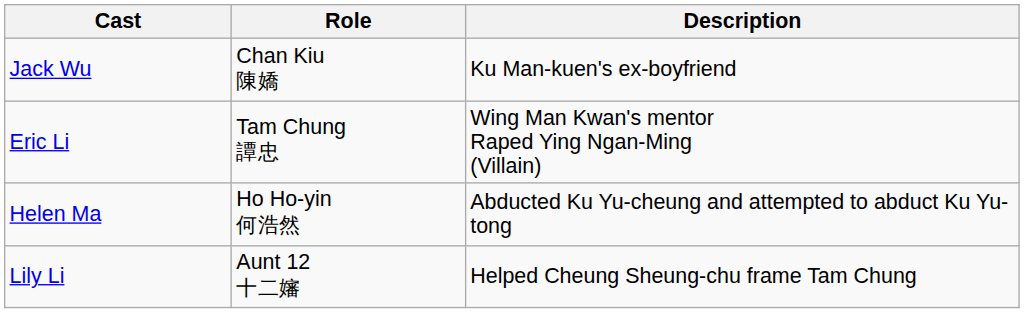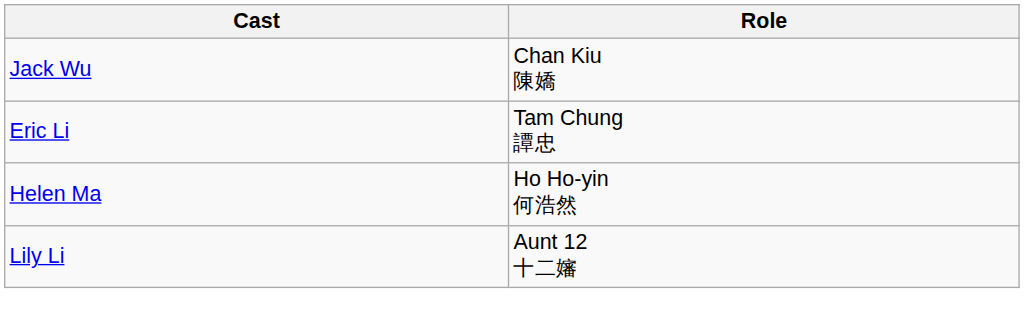- column: (742, 21)
